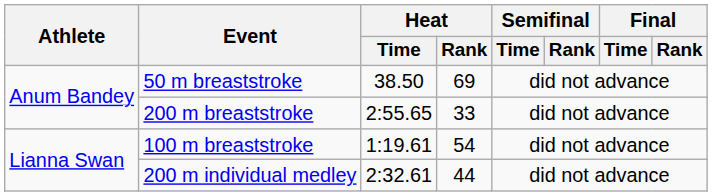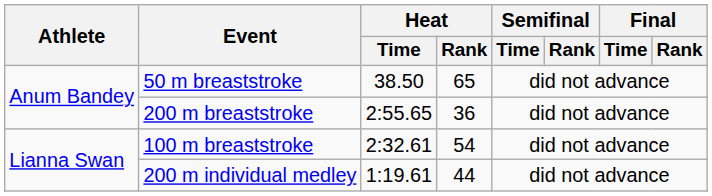(464, 82) 69 -> (464, 82) 65
(464, 113) 33 -> (464, 113) 36
(399, 145) 1:19.61 -> (399, 145) 2:32.61
(399, 176) 2:32.61 -> (399, 176) 1:19.61
